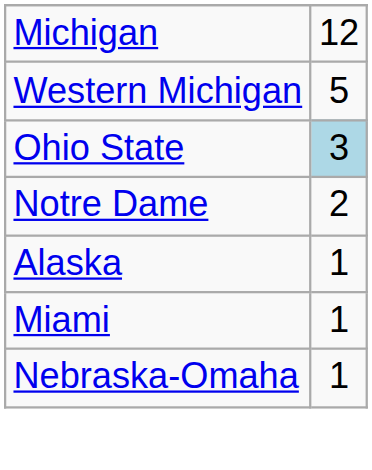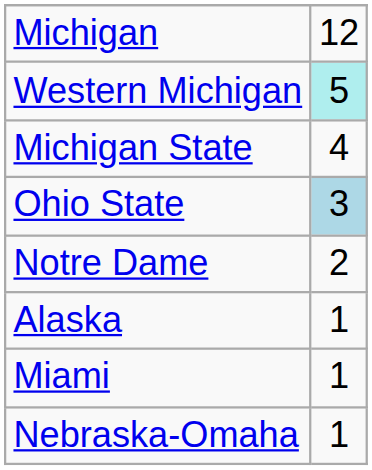(339, 90) no background -> (339, 90) paleturquoise background
+ row: (133, 147)
